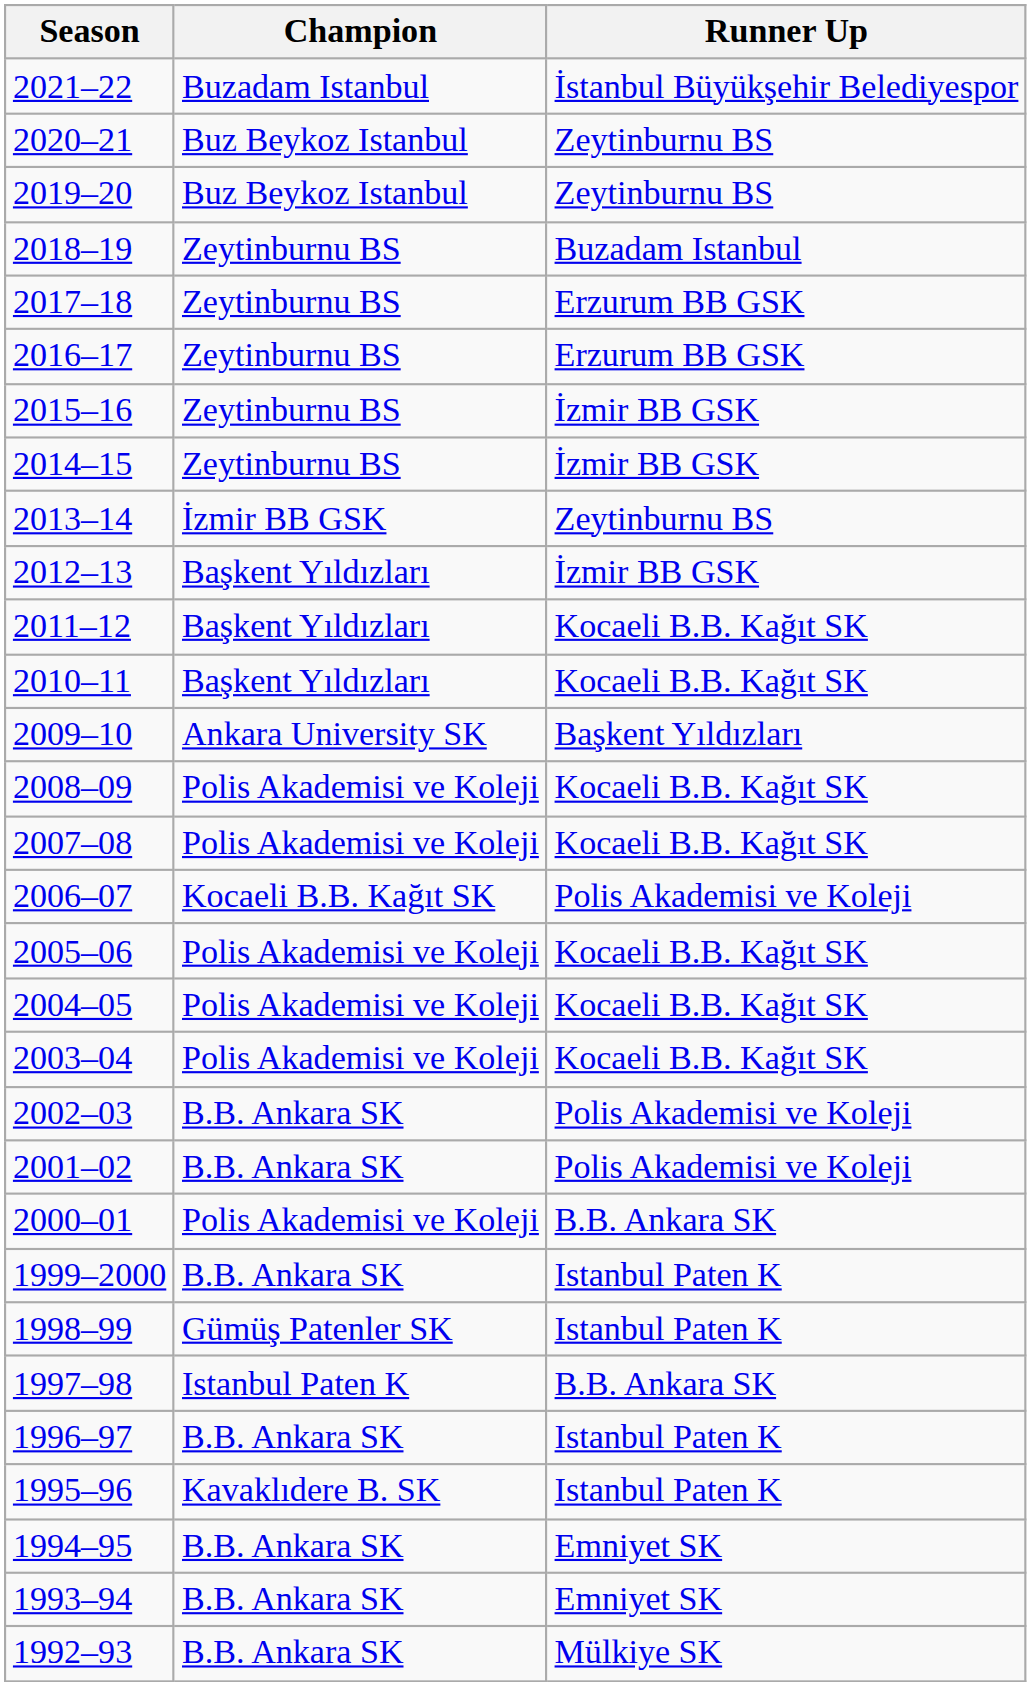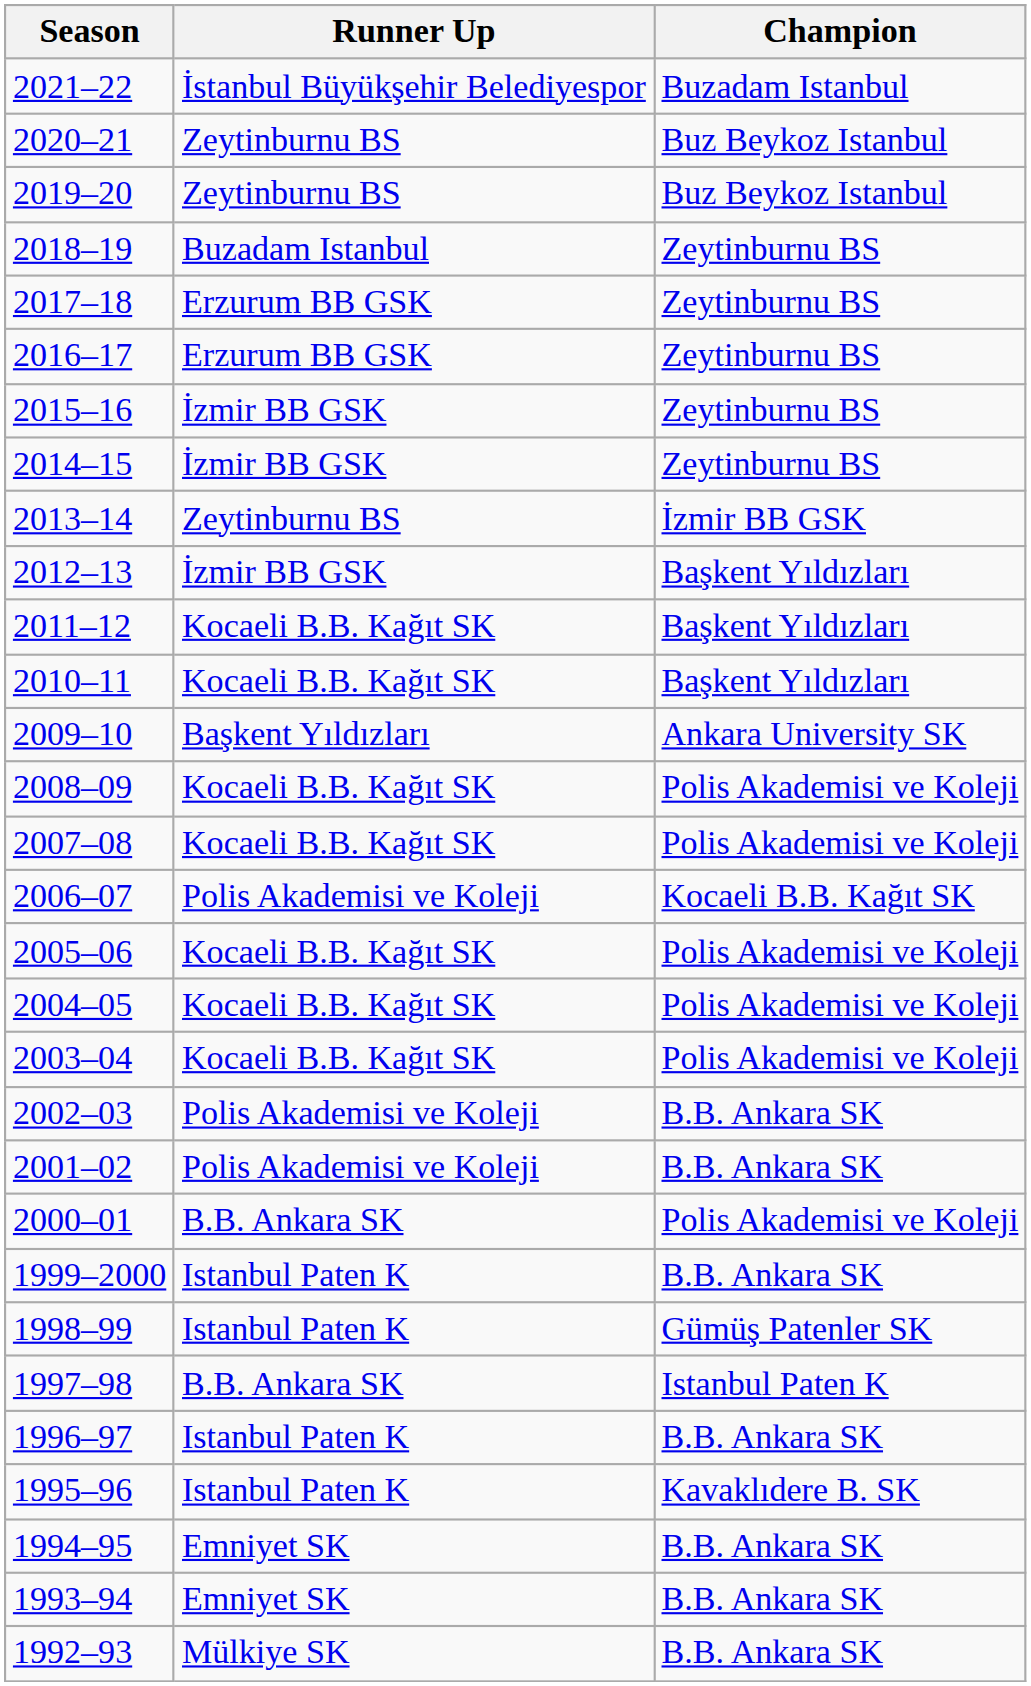columns swapped: (360, 31) <-> (786, 31)
